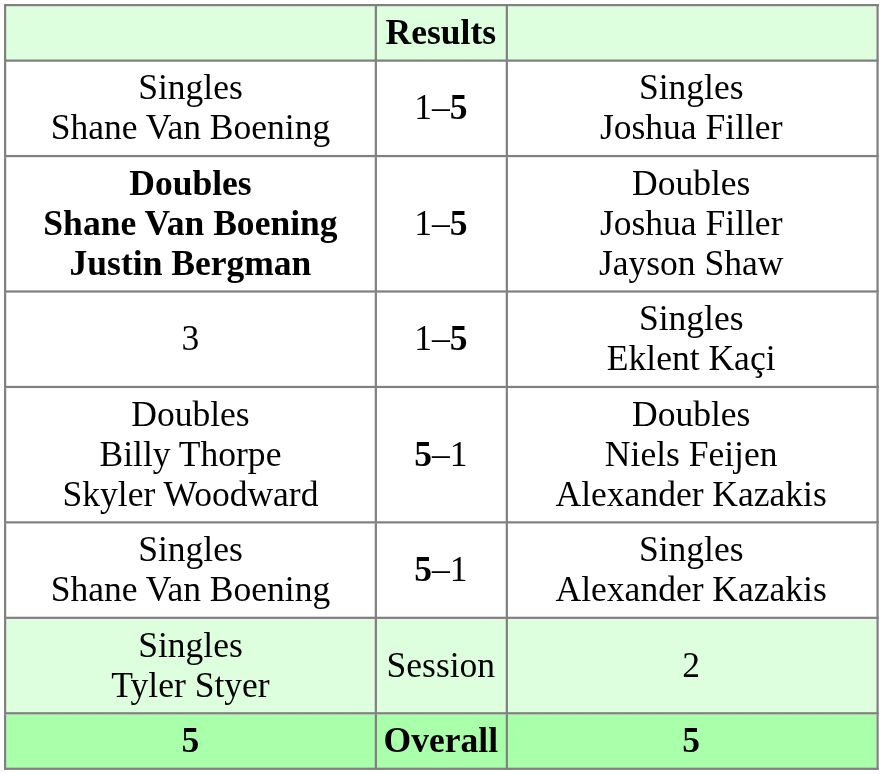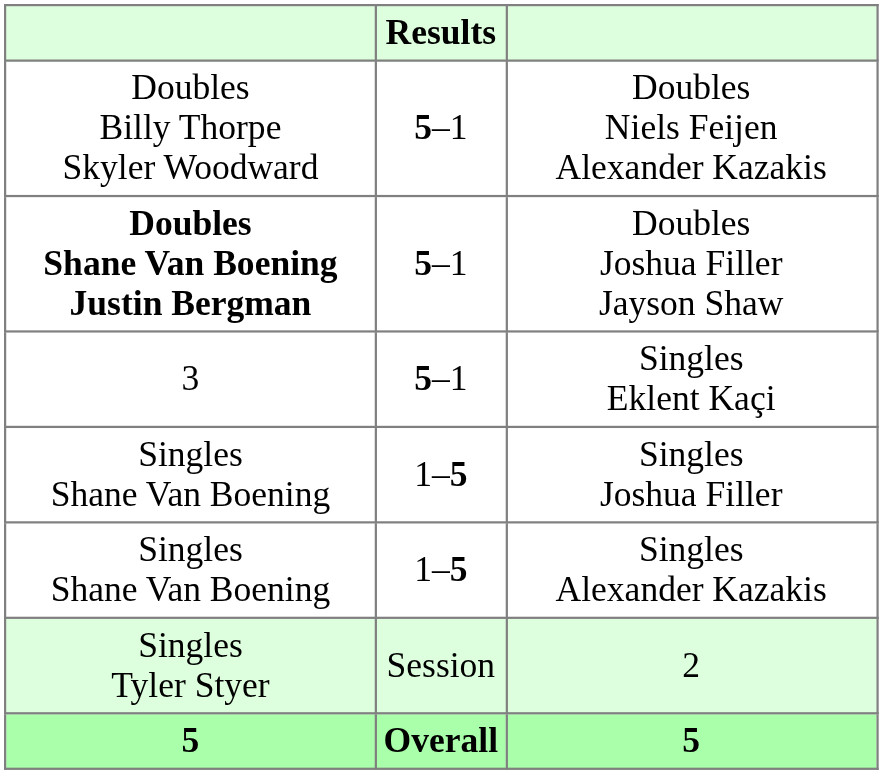rows swapped: (691, 107) <-> (691, 454)
(441, 223) 1–5 -> (441, 263) 5–1
(441, 338) 1–5 -> (441, 378) 5–1
(441, 569) 5–1 -> (441, 569) 1–5
